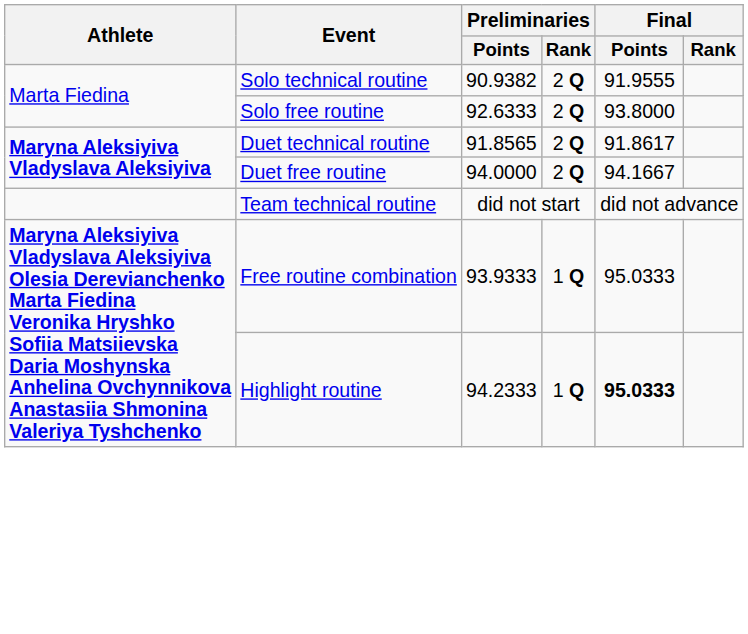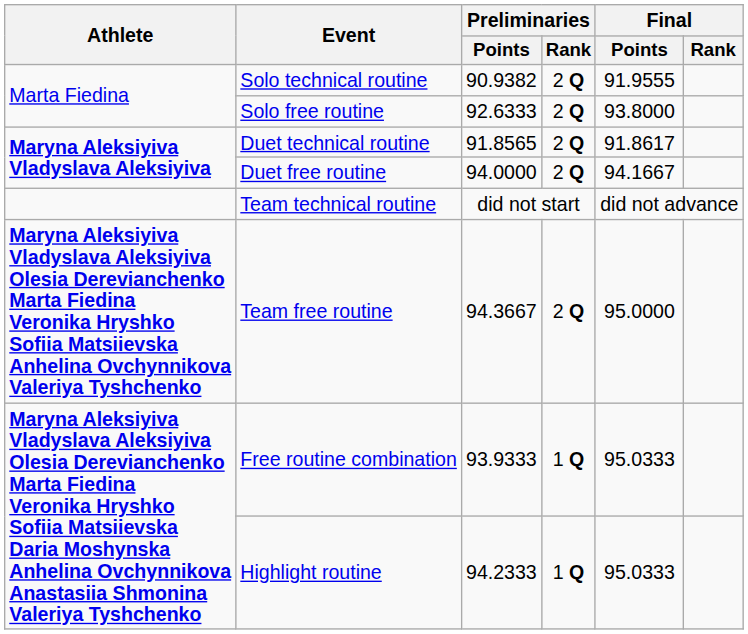+ row: (316, 312)
(639, 390) bold -> (639, 573) normal
